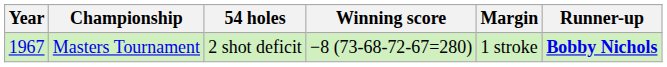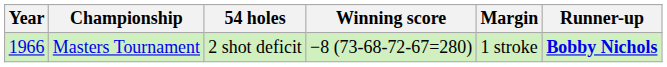(27, 47) 1967 -> (27, 47) 1966
